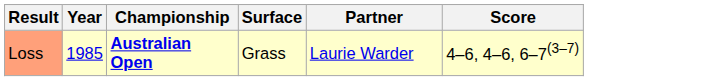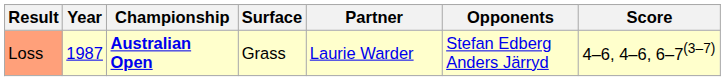+ column: (511, 17)
(85, 52) 1985 -> (85, 52) 1987
